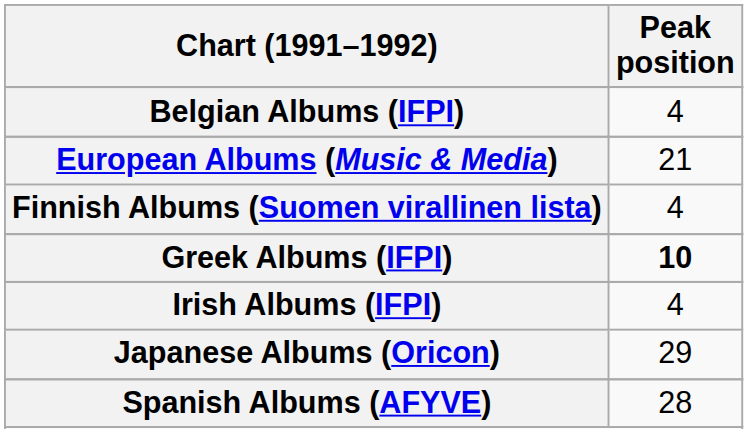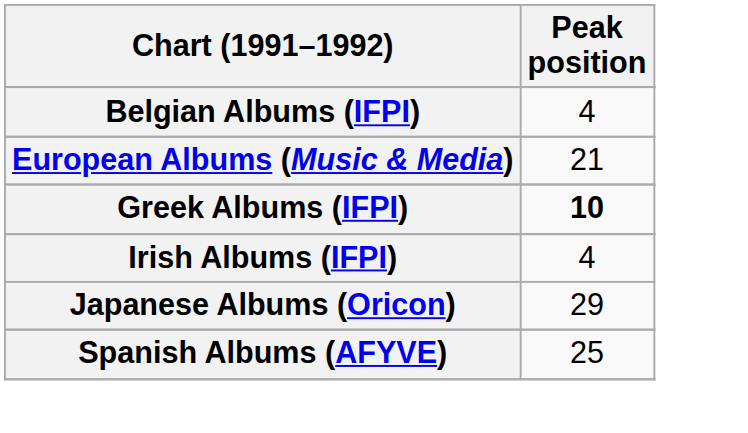- row: (307, 208)
(675, 402) 28 -> (587, 353) 25
